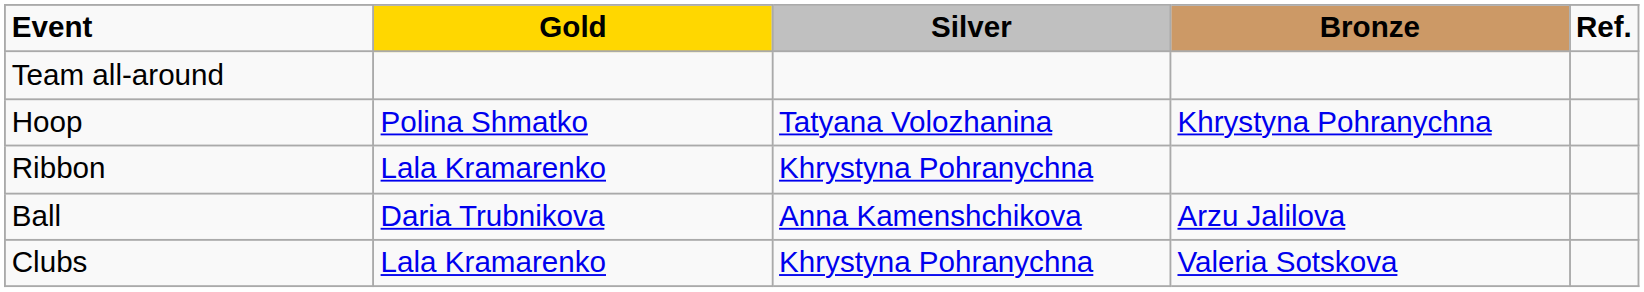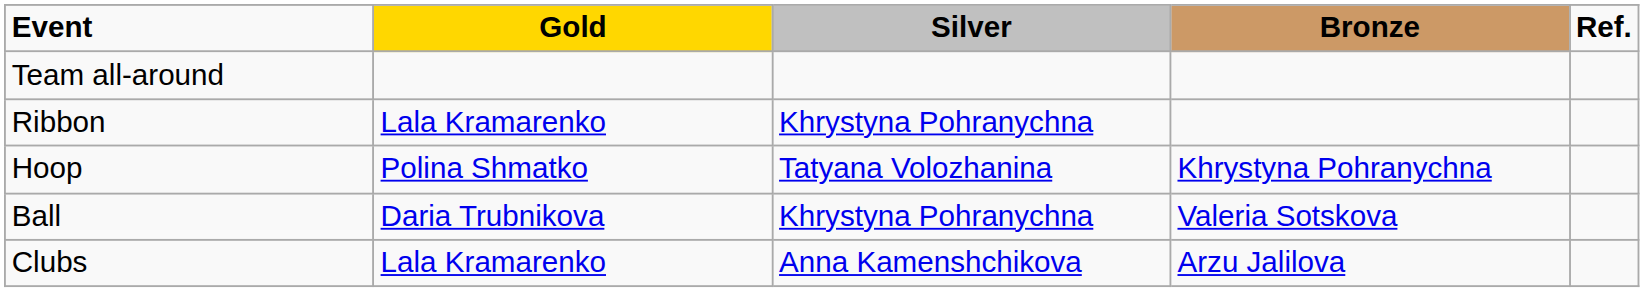rows swapped: (59, 168) <-> (47, 121)
(930, 215) Anna Kamenshchikova -> (936, 215) Khrystyna Pohranychna
(1261, 215) Arzu Jalilova -> (1287, 215) Valeria Sotskova
(936, 262) Khrystyna Pohranychna -> (930, 262) Anna Kamenshchikova
(1287, 262) Valeria Sotskova -> (1261, 262) Arzu Jalilova
